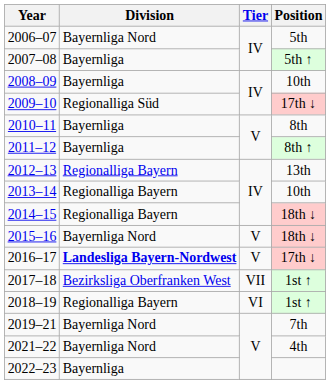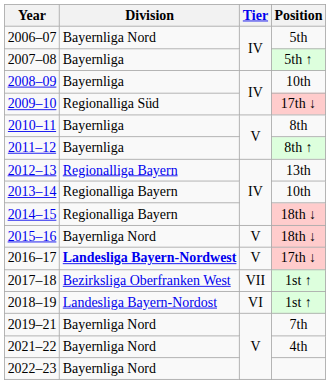(120, 302) Regionalliga Bayern -> (140, 302) Landesliga Bayern-Nordost
(93, 368) Bayernliga -> (109, 368) Bayernliga Nord
